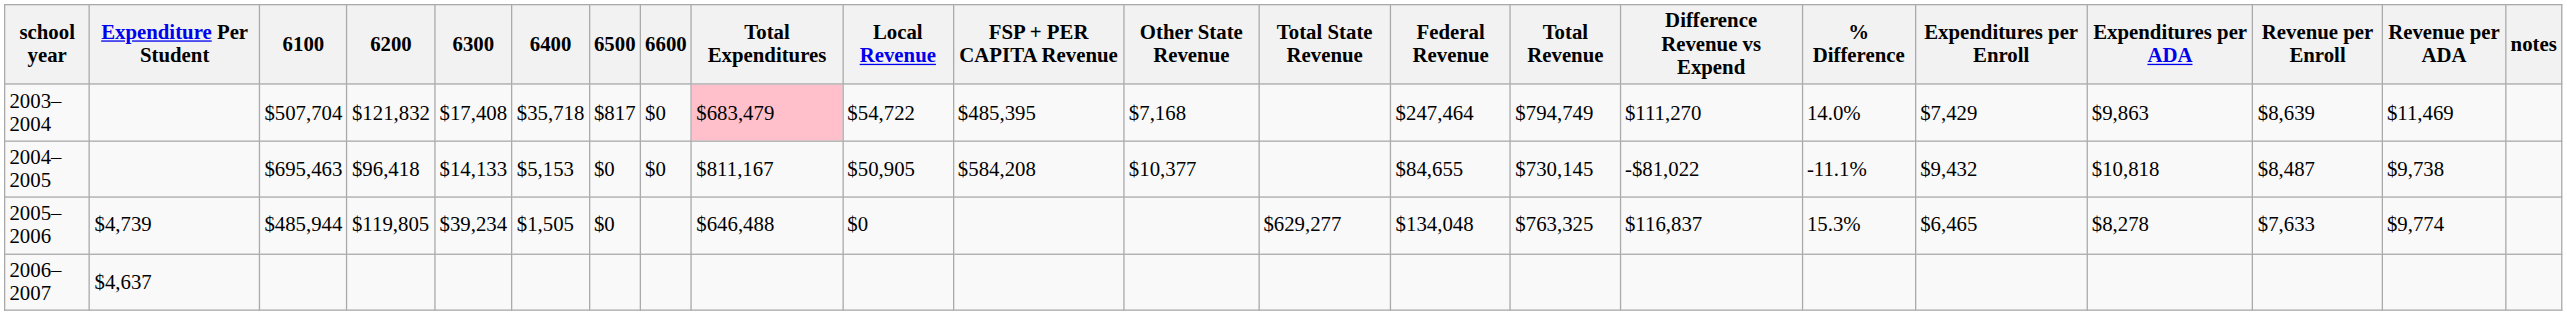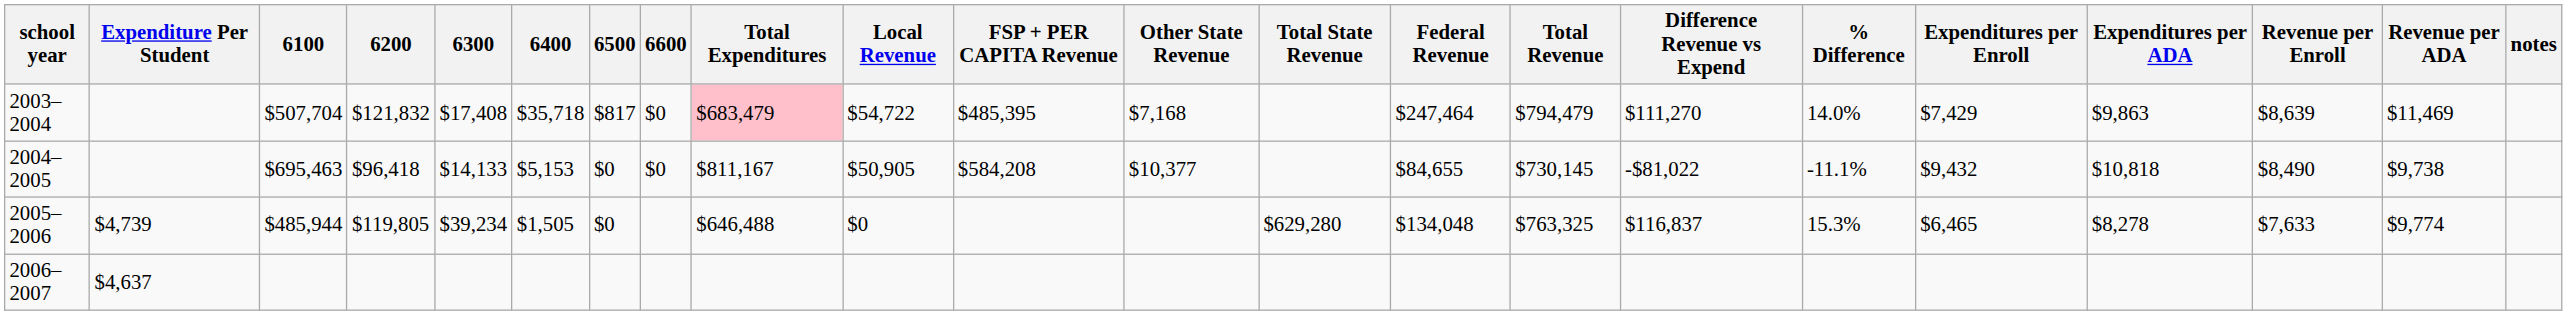(1554, 112) $794,749 -> (1554, 112) $794,479
(2286, 168) $8,487 -> (2286, 168) $8,490
(1302, 225) $629,277 -> (1302, 225) $629,280
